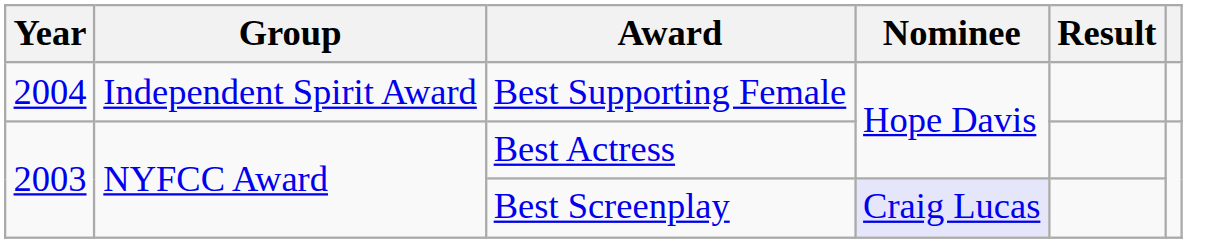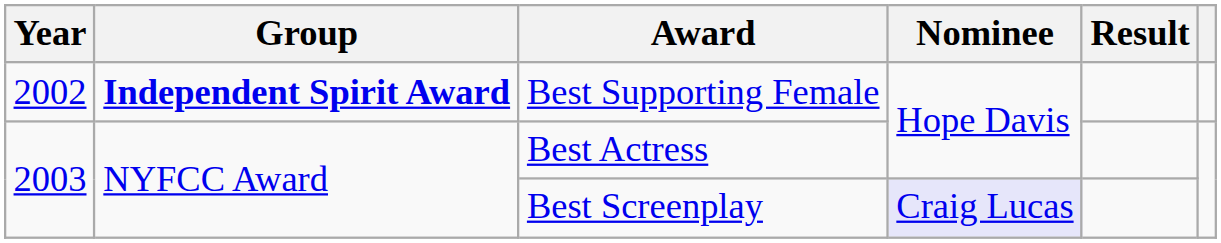(50, 91) 2004 -> (50, 91) 2002
(290, 91) normal -> (307, 91) bold
